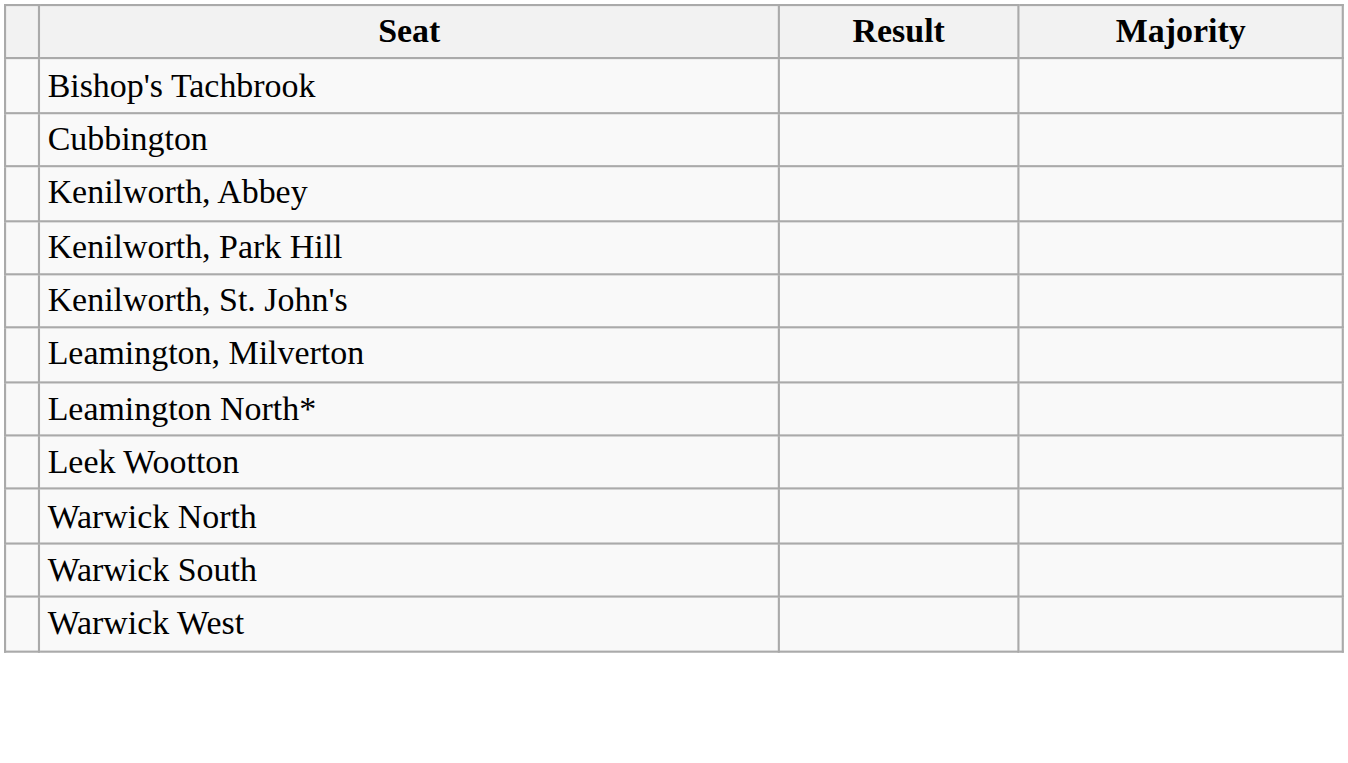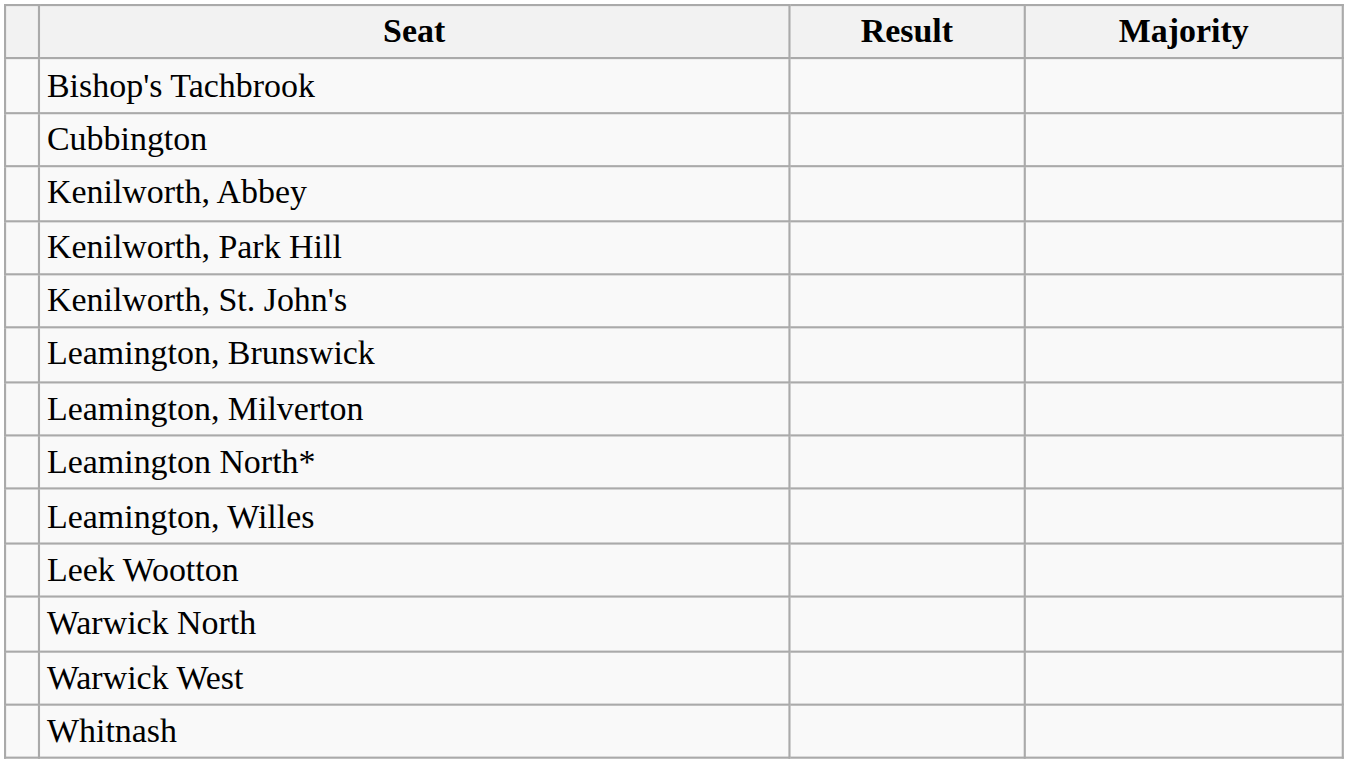+ row: (211, 354)
+ row: (181, 515)
- row: (152, 569)
+ row: (112, 730)
